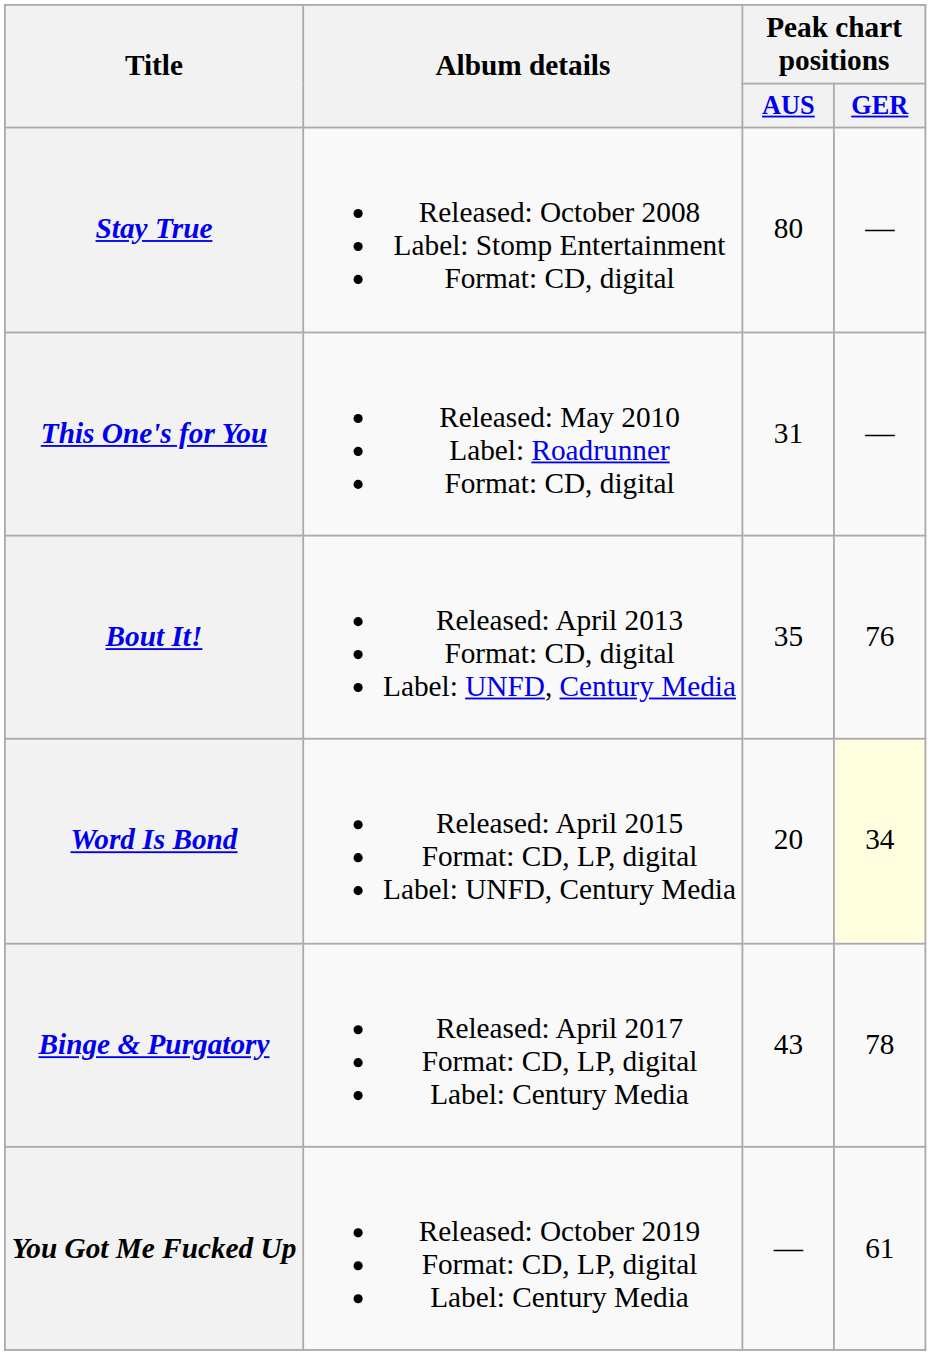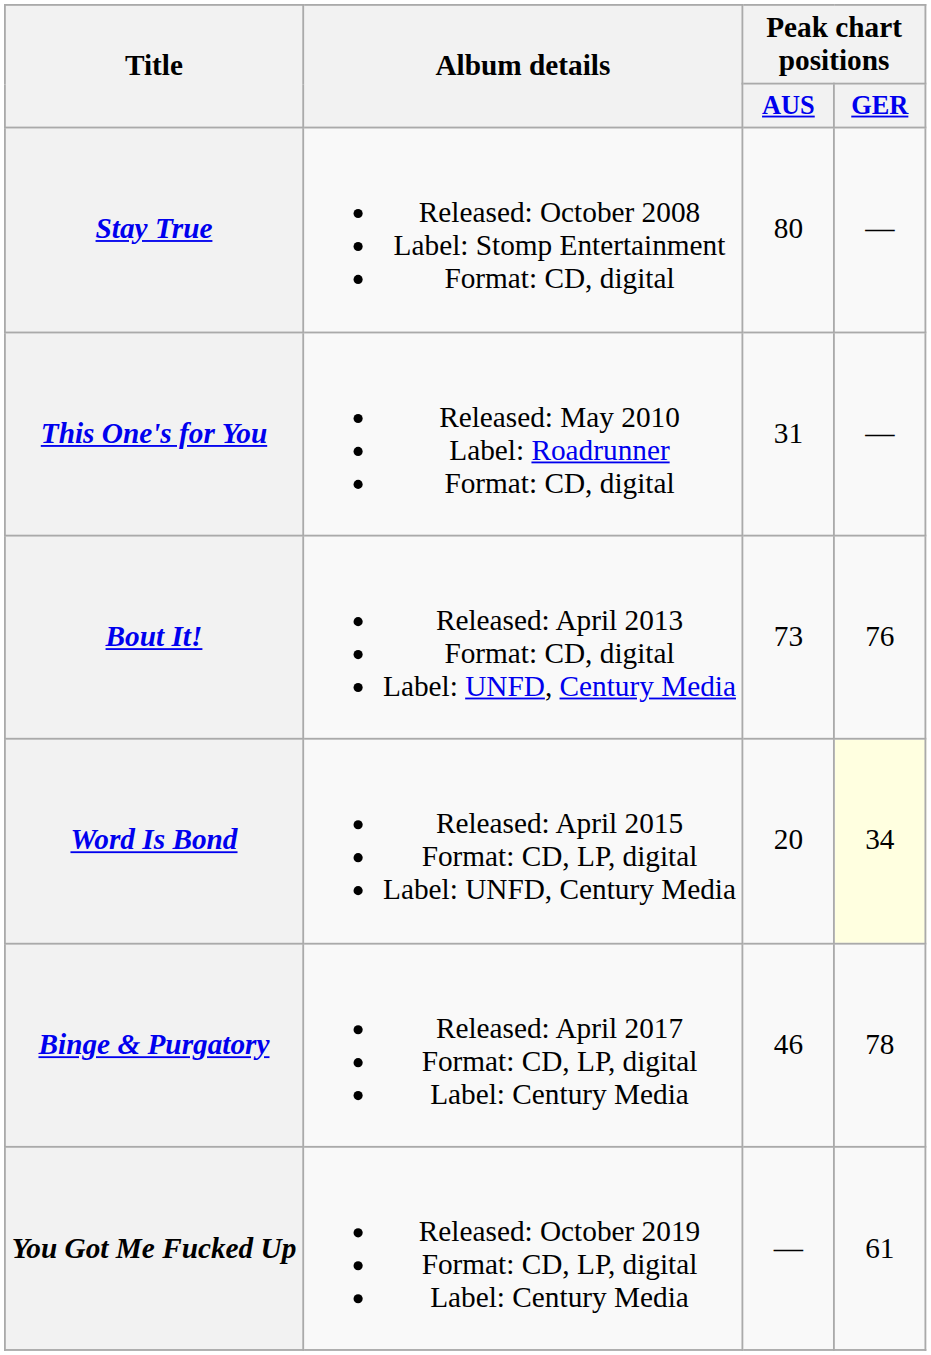(788, 636) 35 -> (788, 636) 73
(788, 1044) 43 -> (788, 1044) 46
